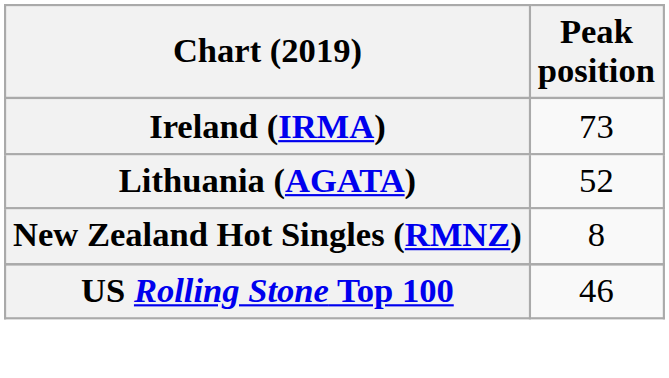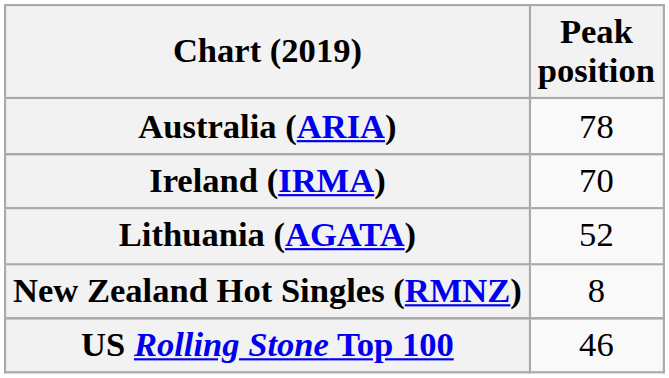+ row: (267, 125)
(596, 125) 73 -> (596, 180) 70
